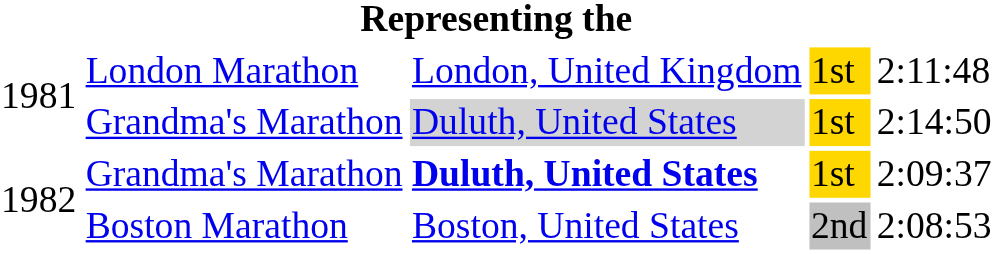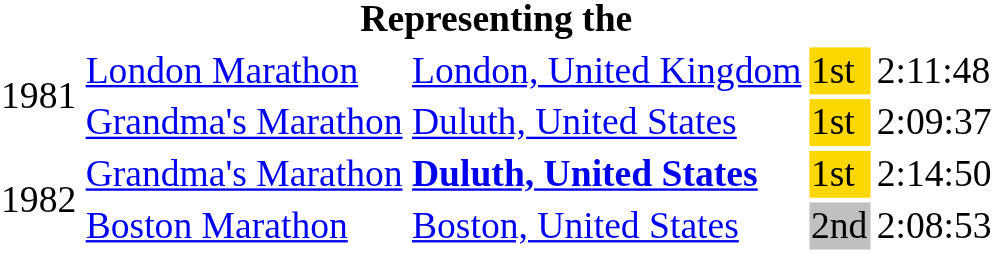(574, 121) lightgrey background -> (574, 121) no background
(934, 121) 2:14:50 -> (934, 121) 2:09:37
(934, 173) 2:09:37 -> (934, 173) 2:14:50
